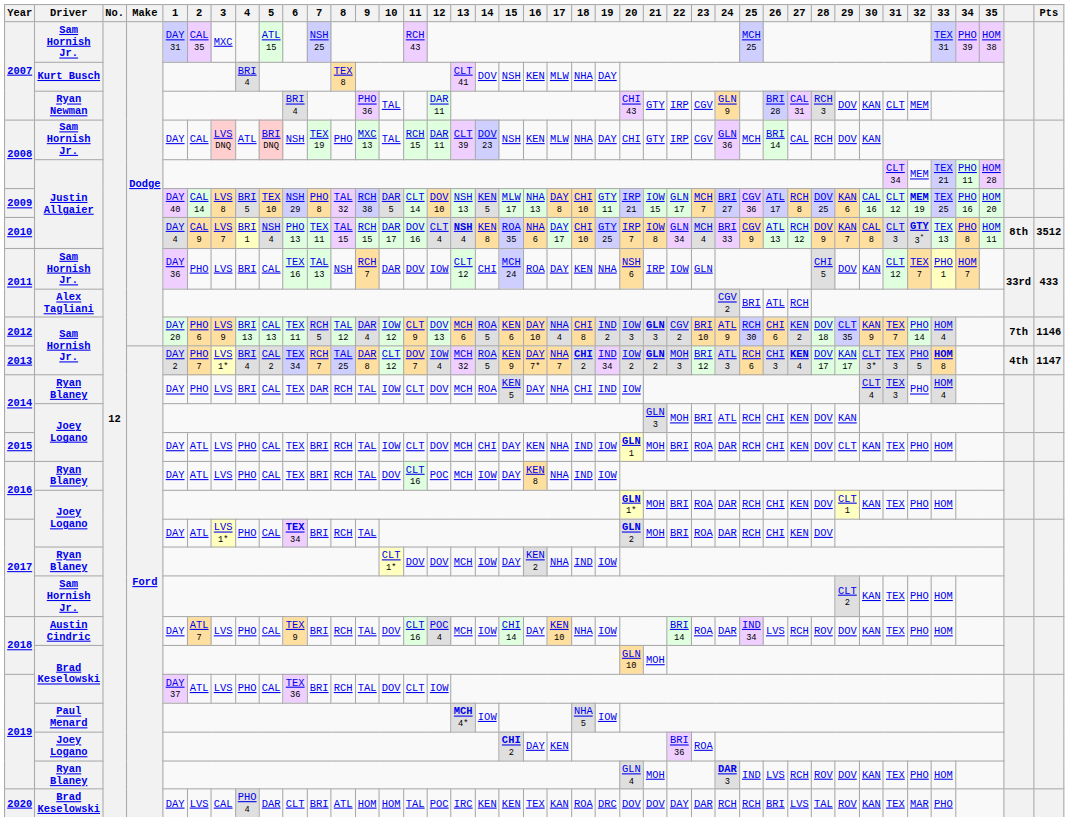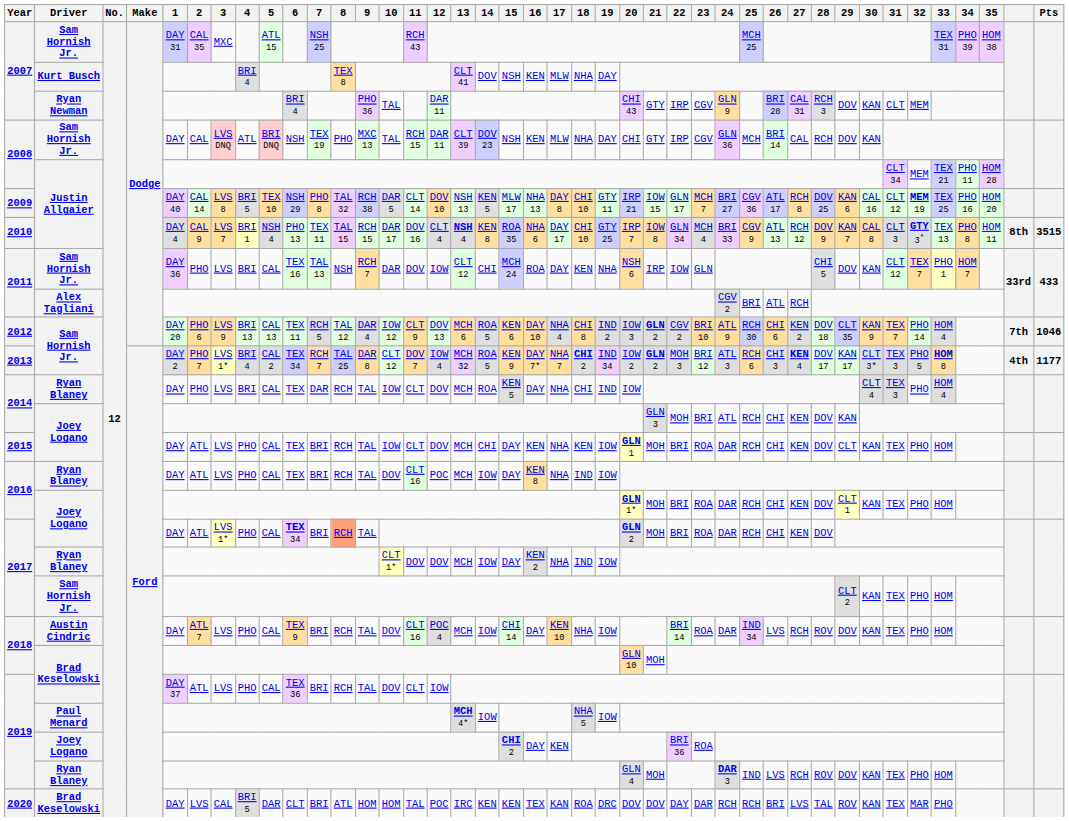(1049, 233) 3512 -> (1049, 233) 3515
(655, 331) GLN 3 -> (655, 331) GLN 2
(1049, 332) 1146 -> (1049, 332) 1046
(1049, 360) 1147 -> (1049, 360) 1177
(583, 447) IND -> (583, 447) KEN
(343, 533) no background -> (343, 533) lightsalmon background
(247, 803) PHO 4 -> (247, 803) BRI 5
